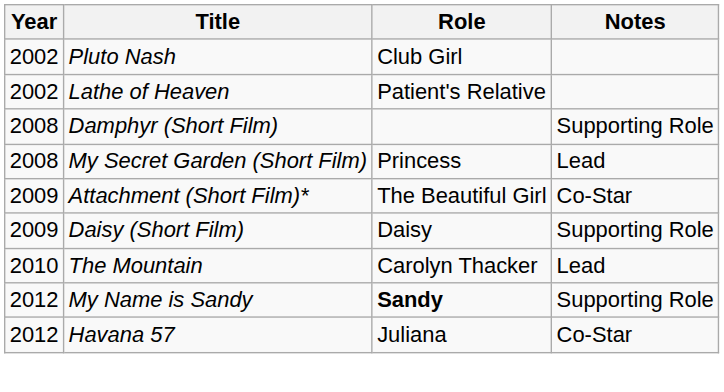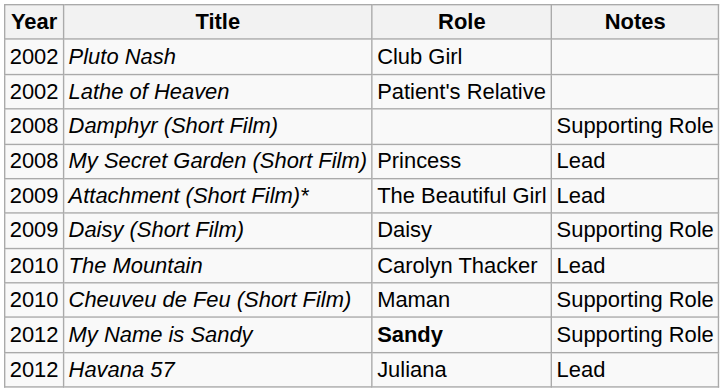(594, 195) Co-Star -> (581, 195) Lead
+ row: (210, 299)
(594, 334) Co-Star -> (581, 369) Lead
